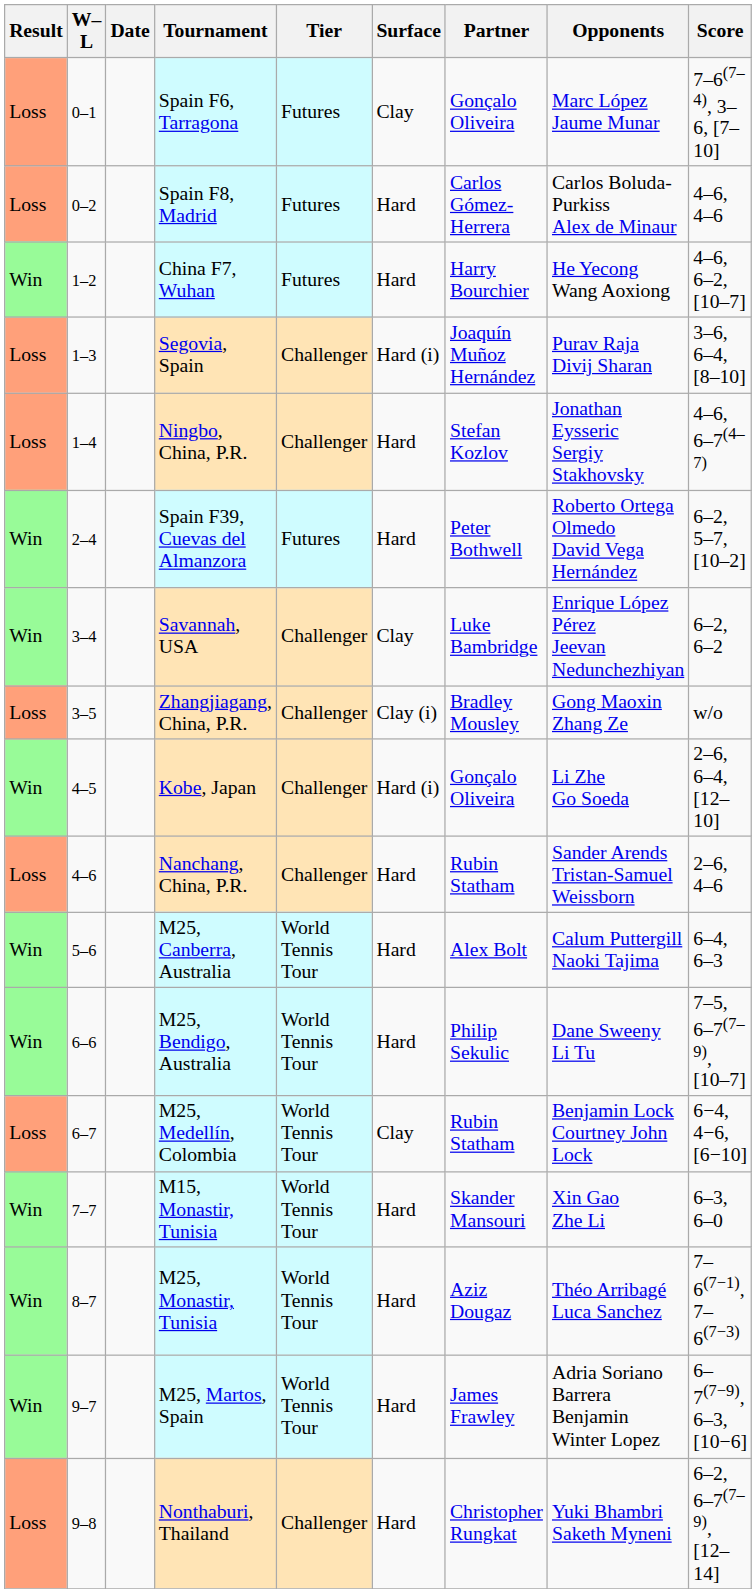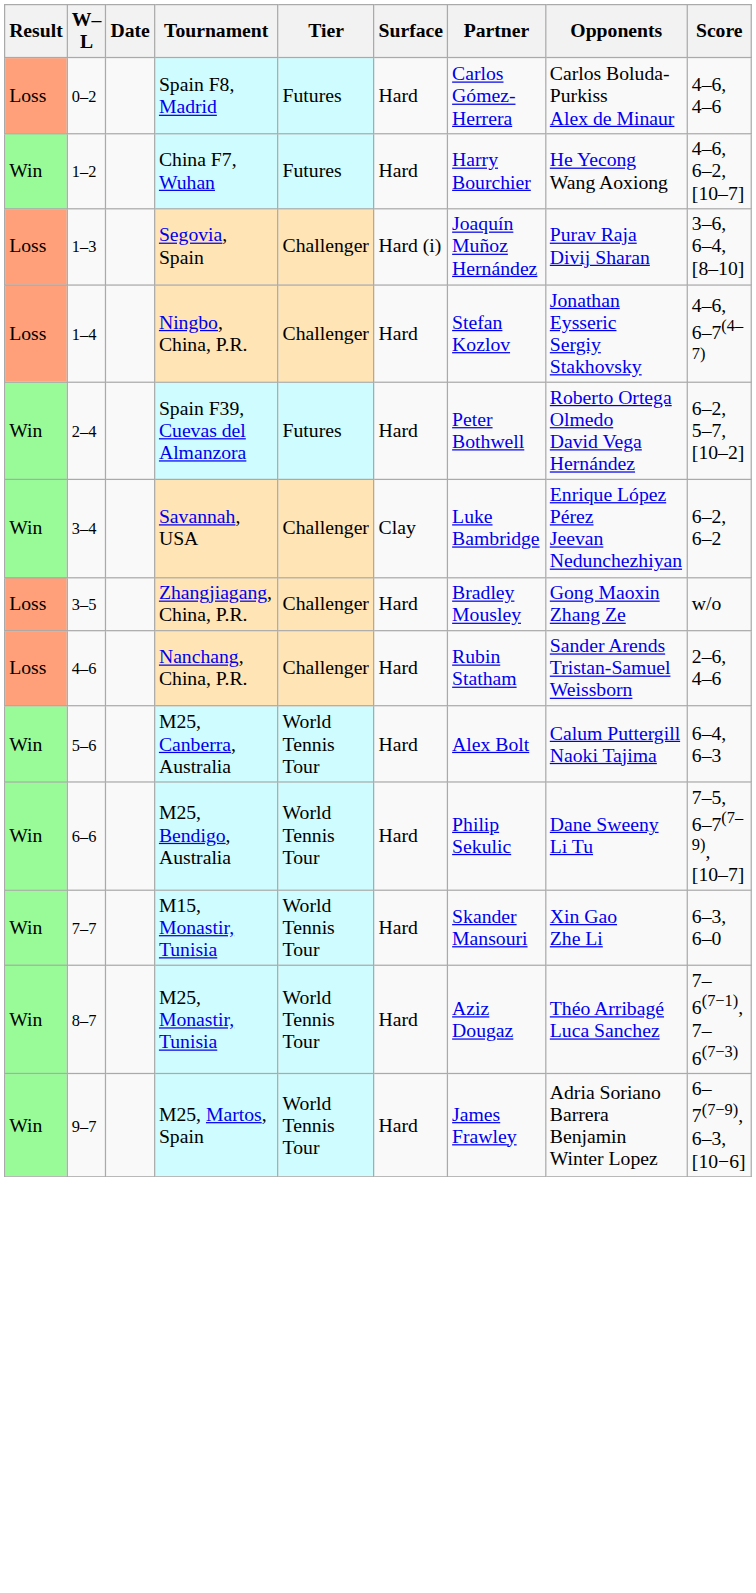- row: (199, 111)
(407, 712) Clay (i) -> (398, 603) Hard
- row: (207, 787)
- row: (198, 1133)
- row: (206, 1523)
